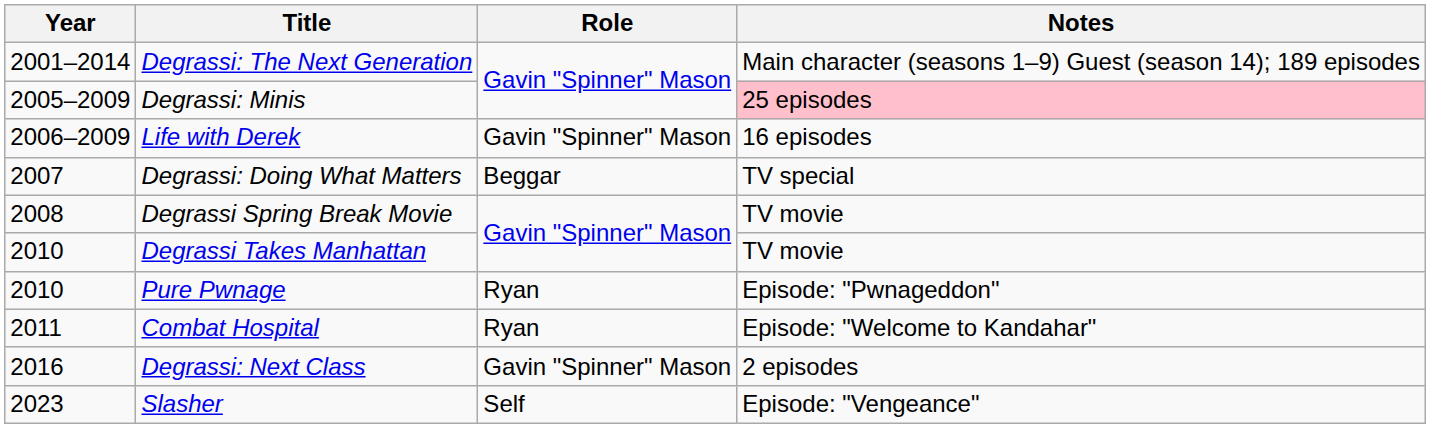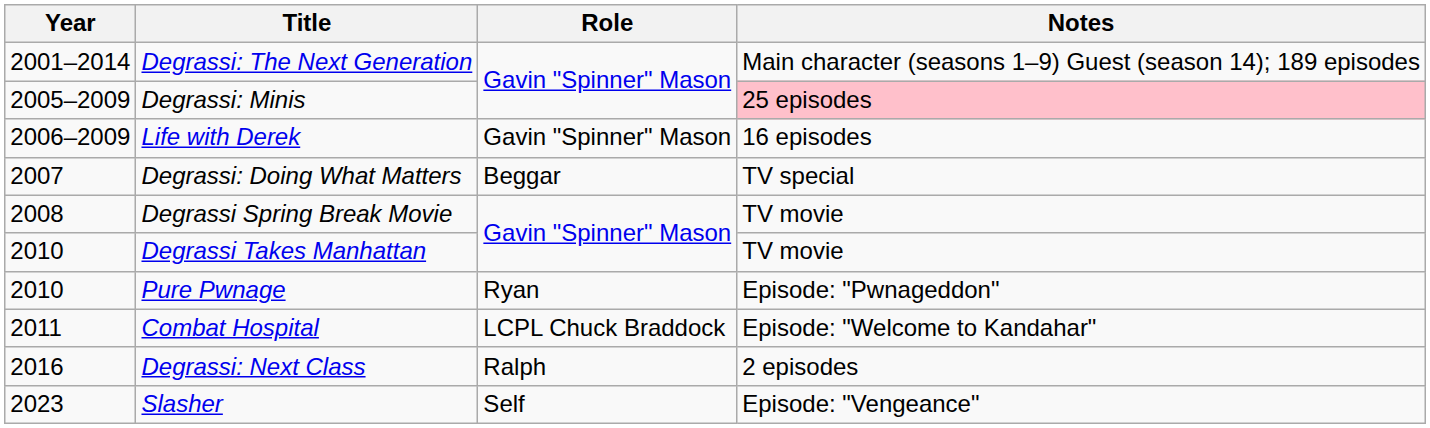(511, 328) Ryan -> (604, 328) LCPL Chuck Braddock
(607, 366) Gavin "Spinner" Mason -> (515, 366) Ralph
